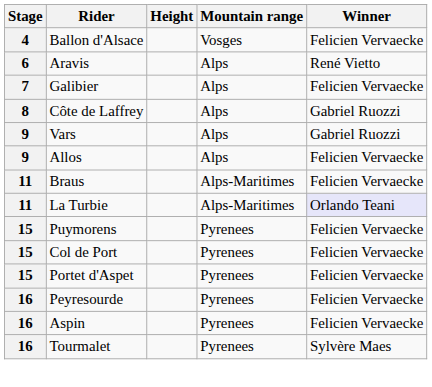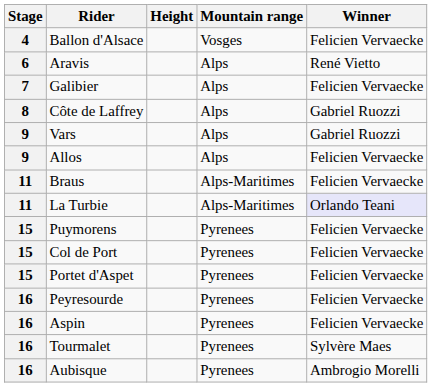+ row: (78, 370)
